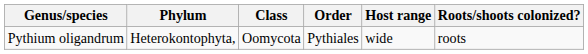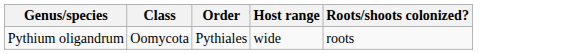- column: (183, 15)
